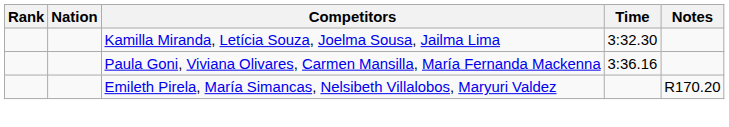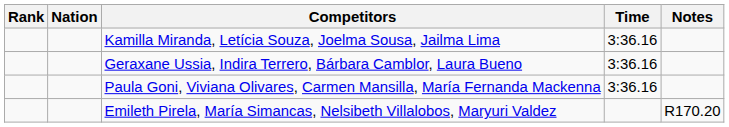(632, 40) 3:32.30 -> (632, 40) 3:36.16
+ row: (313, 64)
